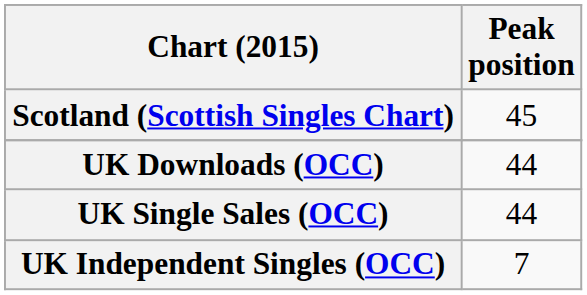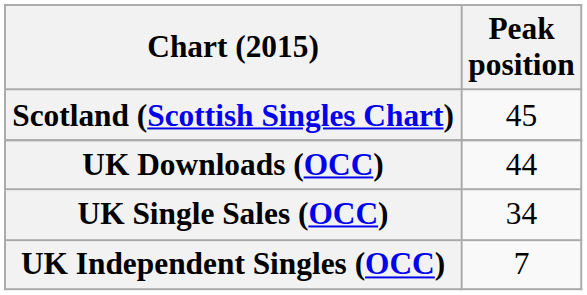(522, 213) 44 -> (522, 213) 34
